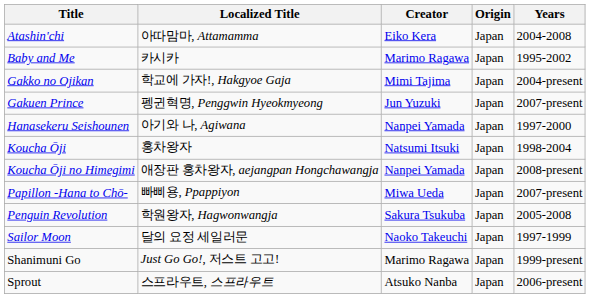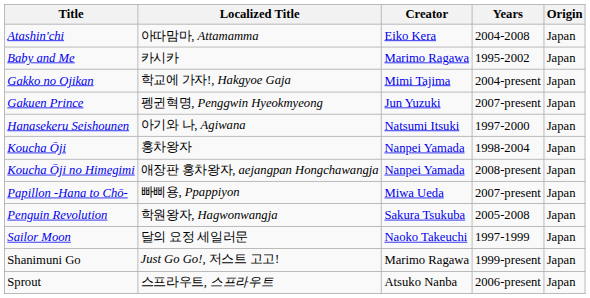columns swapped: (550, 14) <-> (493, 14)
(424, 125) Nanpei Yamada -> (422, 125) Natsumi Itsuki
(422, 147) Natsumi Itsuki -> (424, 147) Nanpei Yamada
